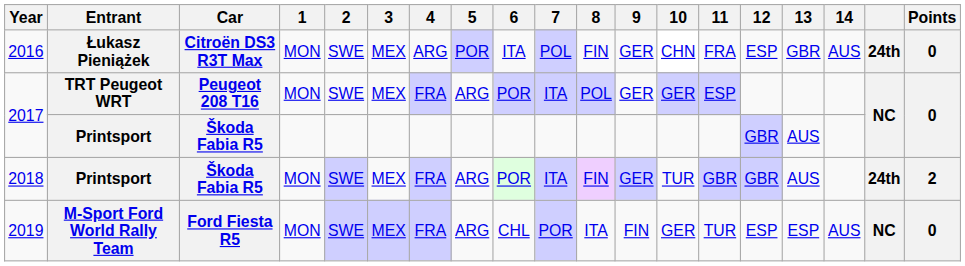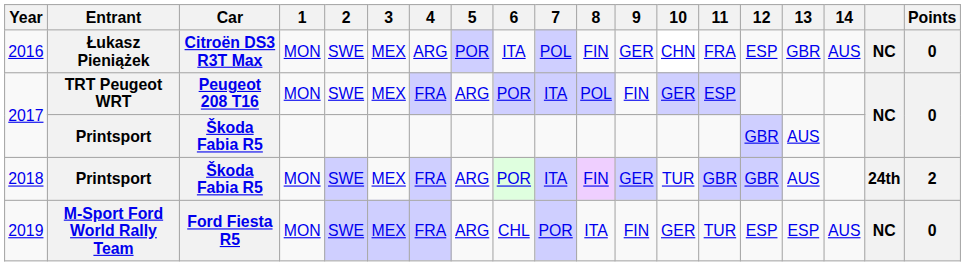(884, 51) 24th -> (884, 51) NC
(636, 94) GER -> (636, 94) FIN
